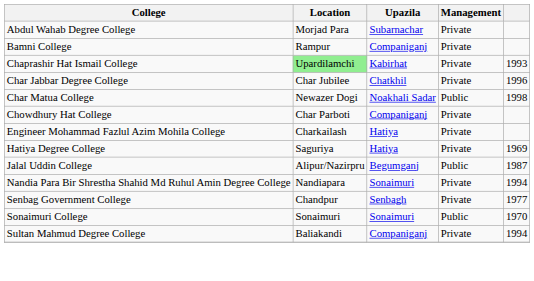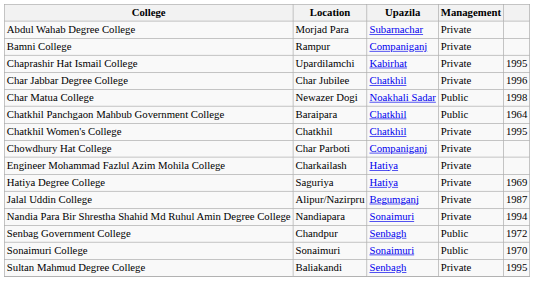(325, 64) lightgreen background -> (325, 64) no background
(517, 64) 1993 -> (517, 64) 1995
+ row: (115, 115)
+ row: (64, 132)
(455, 166) Public -> (456, 200) Private
(456, 200) Private -> (455, 234) Public
(517, 200) 1977 -> (517, 234) 1972
(398, 234) Companiganj -> (388, 268) Senbagh
(517, 234) 1994 -> (517, 268) 1995
